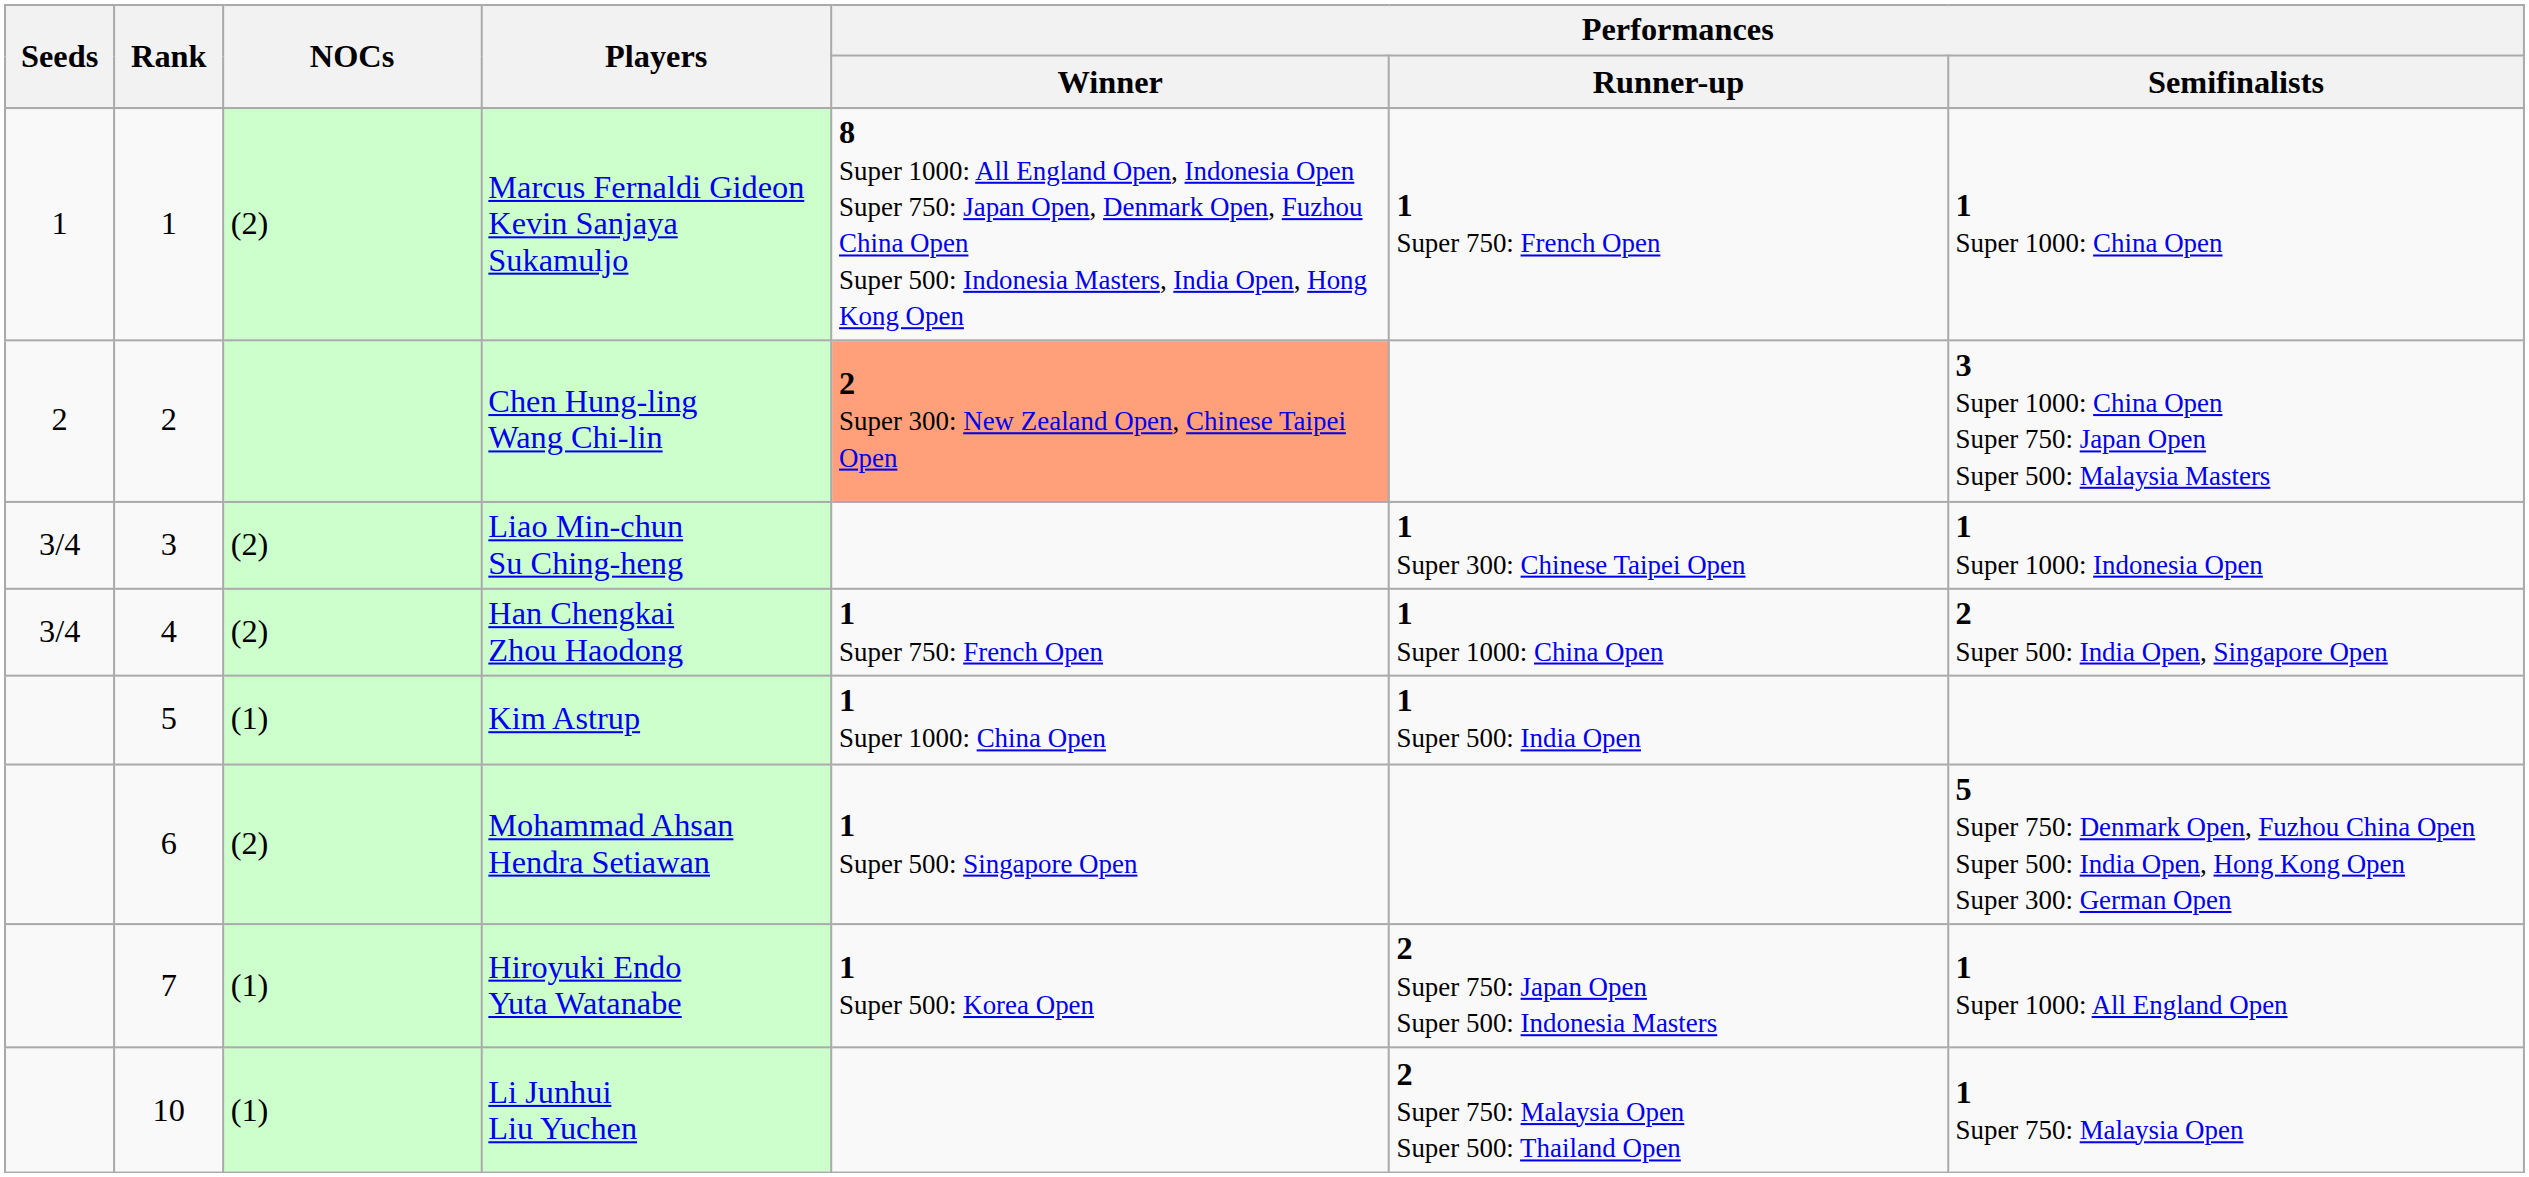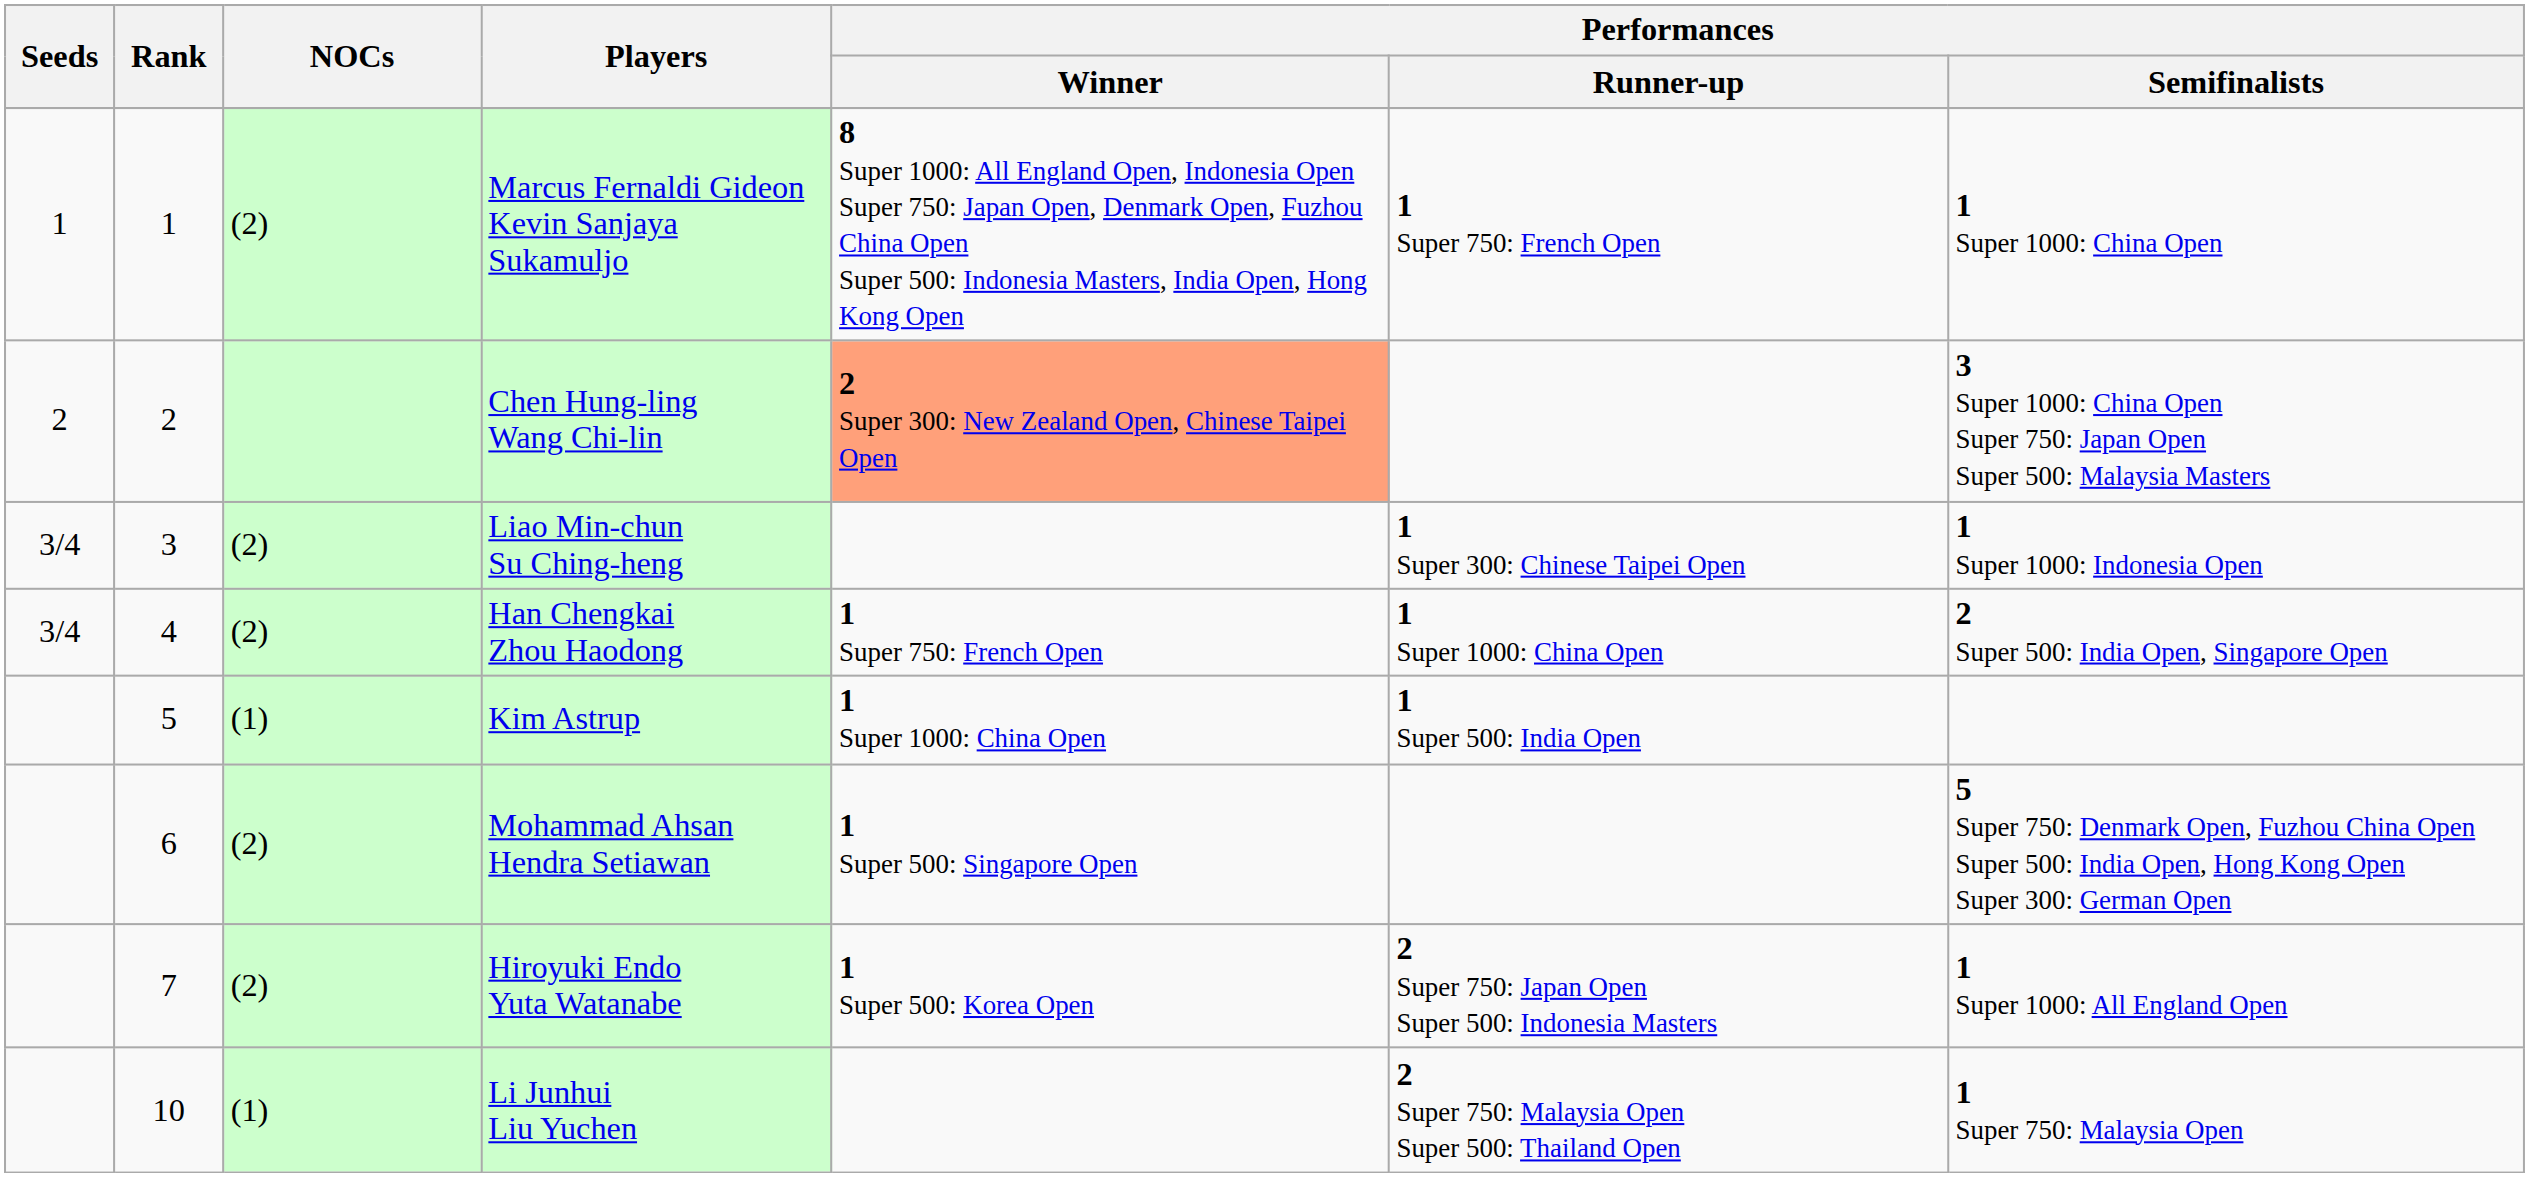(249, 985) (1) -> (249, 985) (2)
